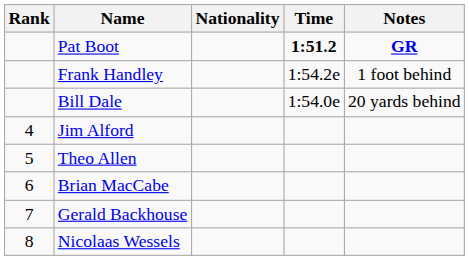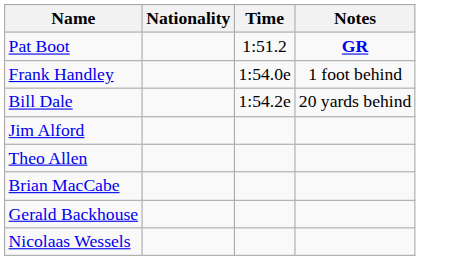- column: (29, 18)
(314, 46) bold -> (265, 46) normal
(314, 74) 1:54.2e -> (265, 74) 1:54.0e
(314, 102) 1:54.0e -> (265, 102) 1:54.2e
